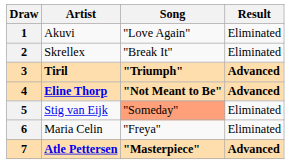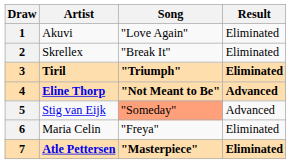(254, 71) Advanced -> (254, 71) Eliminated
(254, 110) Eliminated -> (250, 110) Advanced
(254, 149) Advanced -> (254, 149) Eliminated
